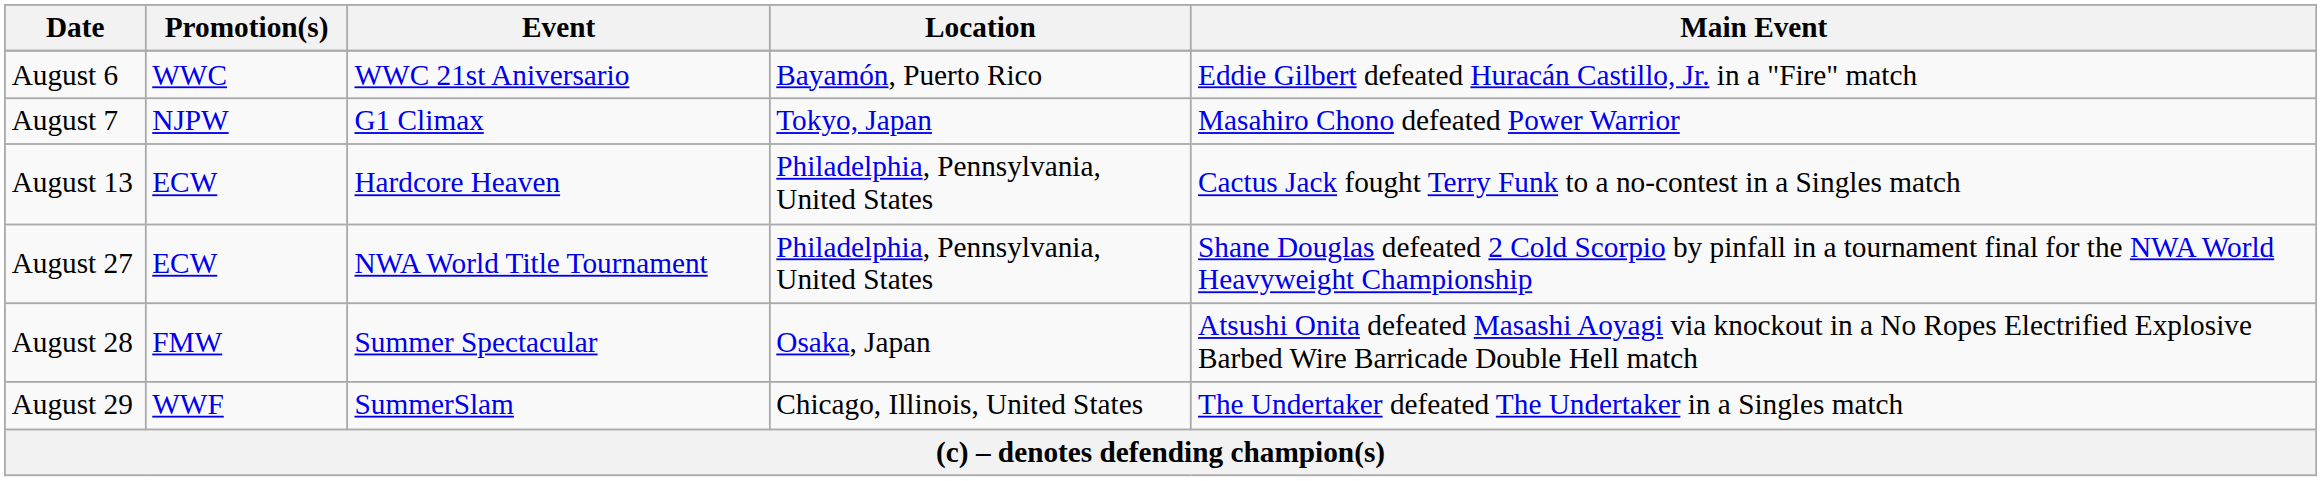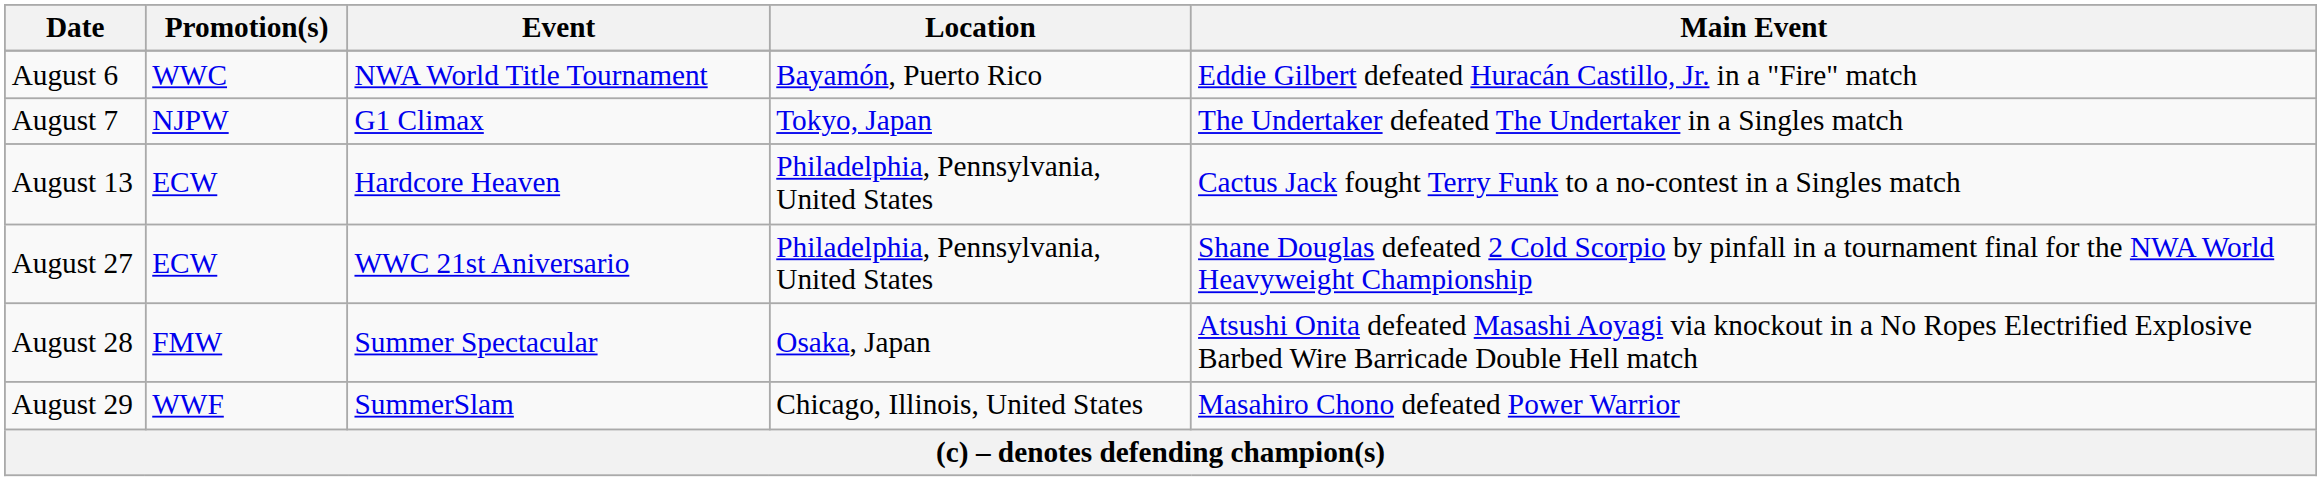(492, 74) WWC 21st Aniversario -> (531, 74) NWA World Title Tournament
(1439, 120) Masahiro Chono defeated Power Warrior -> (1551, 120) The Undertaker defeated The Undertaker in a Singles match
(531, 262) NWA World Title Tournament -> (492, 262) WWC 21st Aniversario
(1551, 405) The Undertaker defeated The Undertaker in a Singles match -> (1439, 405) Masahiro Chono defeated Power Warrior
